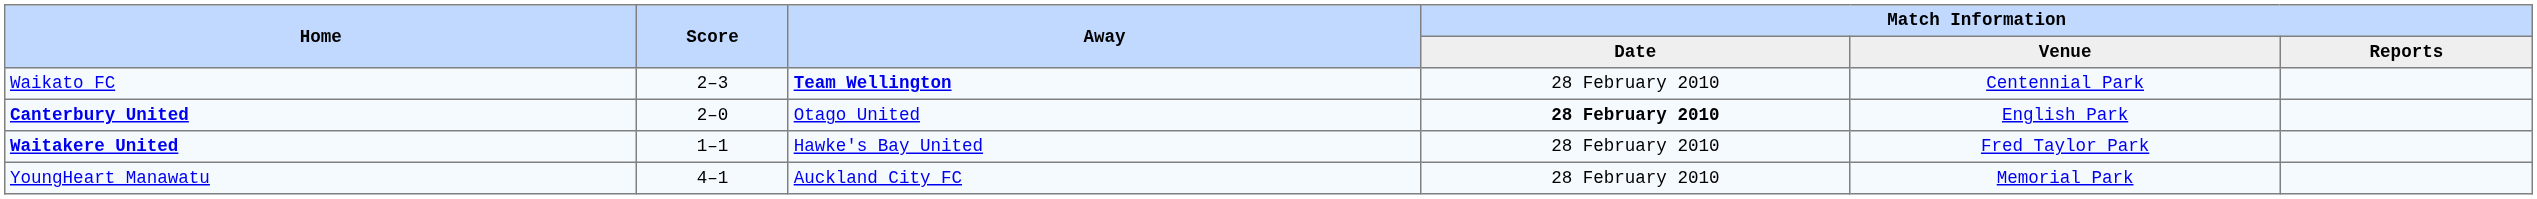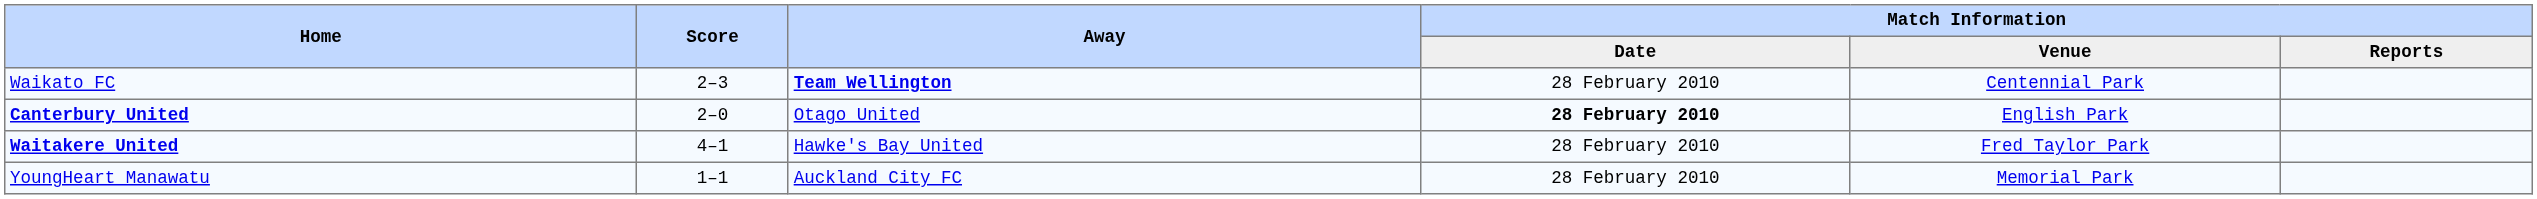(713, 146) 1–1 -> (713, 146) 4–1
(713, 178) 4–1 -> (713, 178) 1–1
